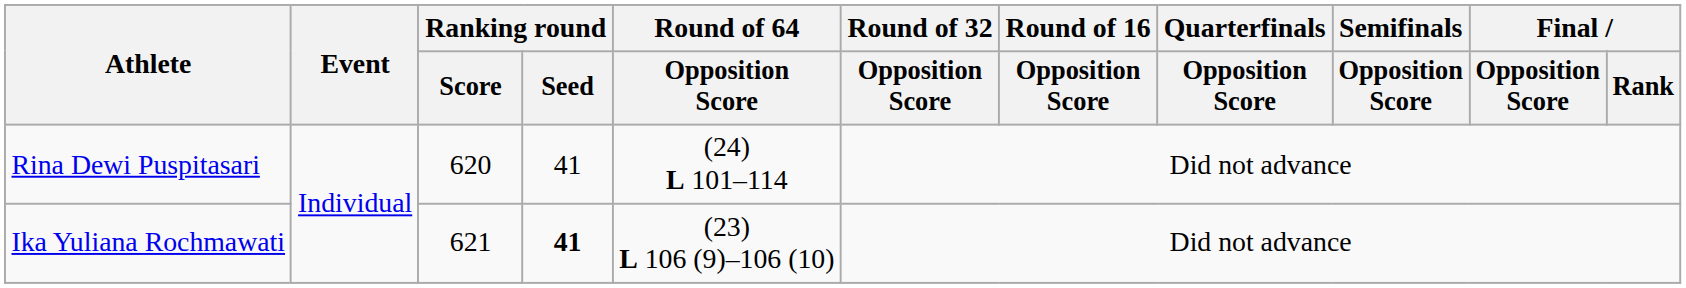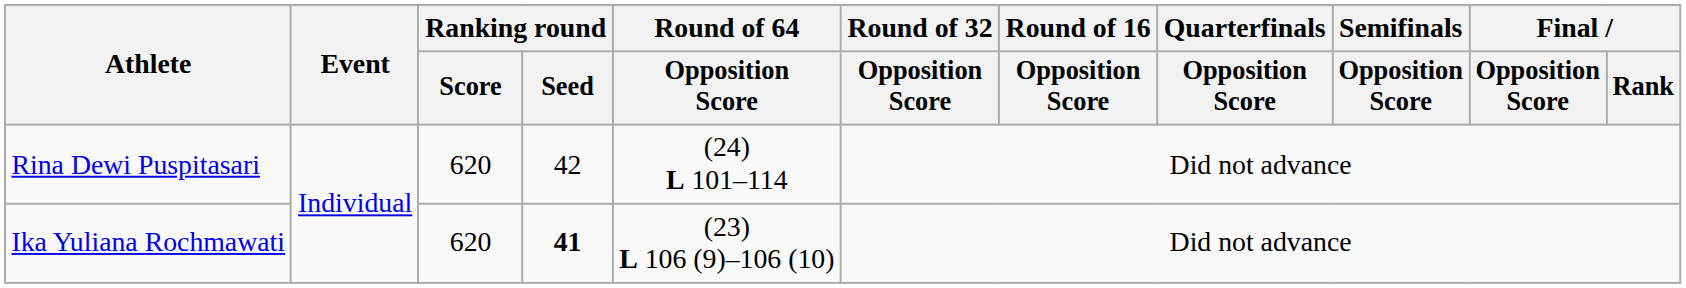(568, 164) 41 -> (568, 164) 42
(471, 242) 621 -> (471, 242) 620
